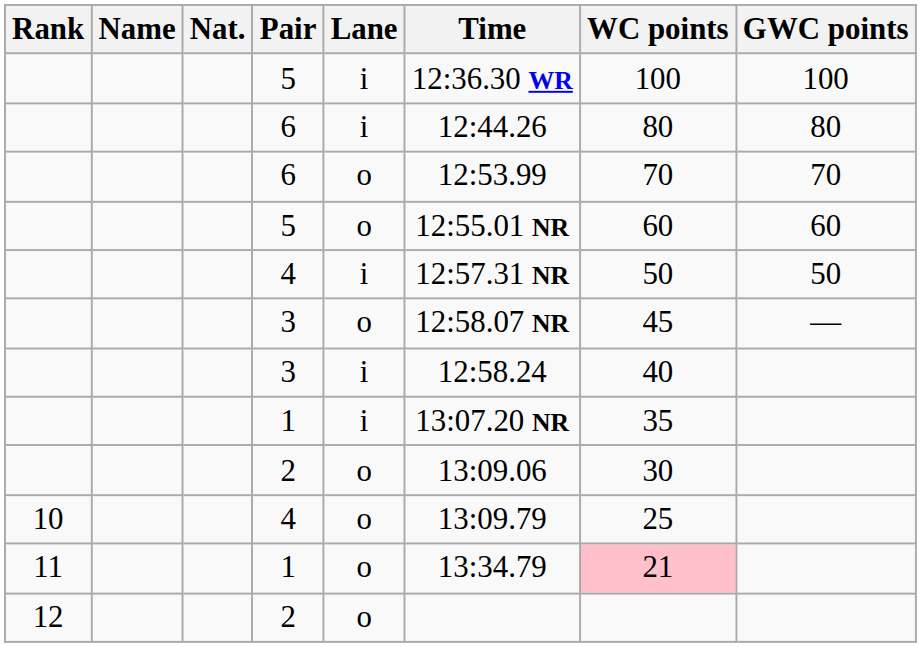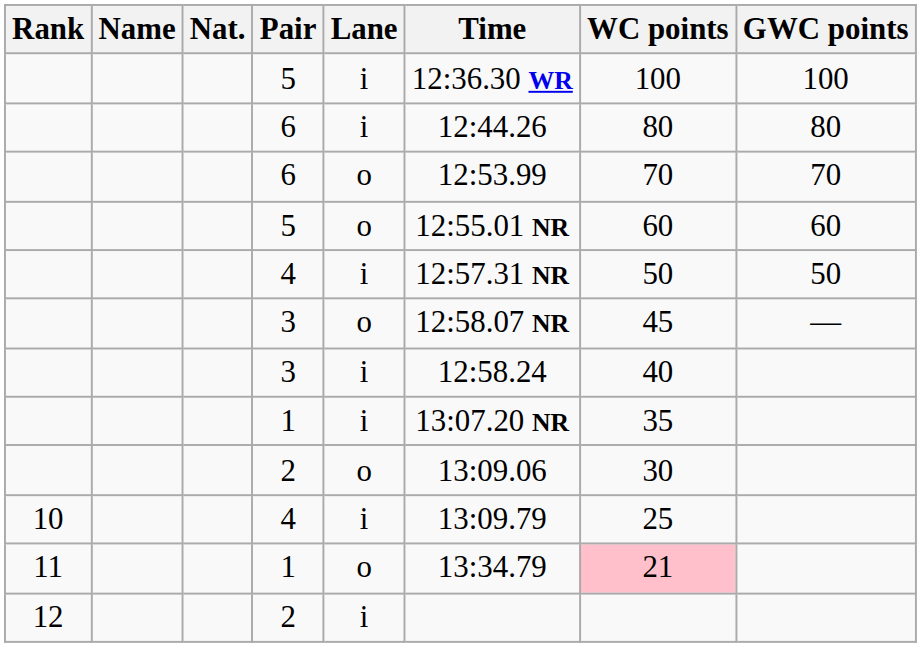(364, 518) o -> (364, 518) i
(364, 616) o -> (364, 616) i
